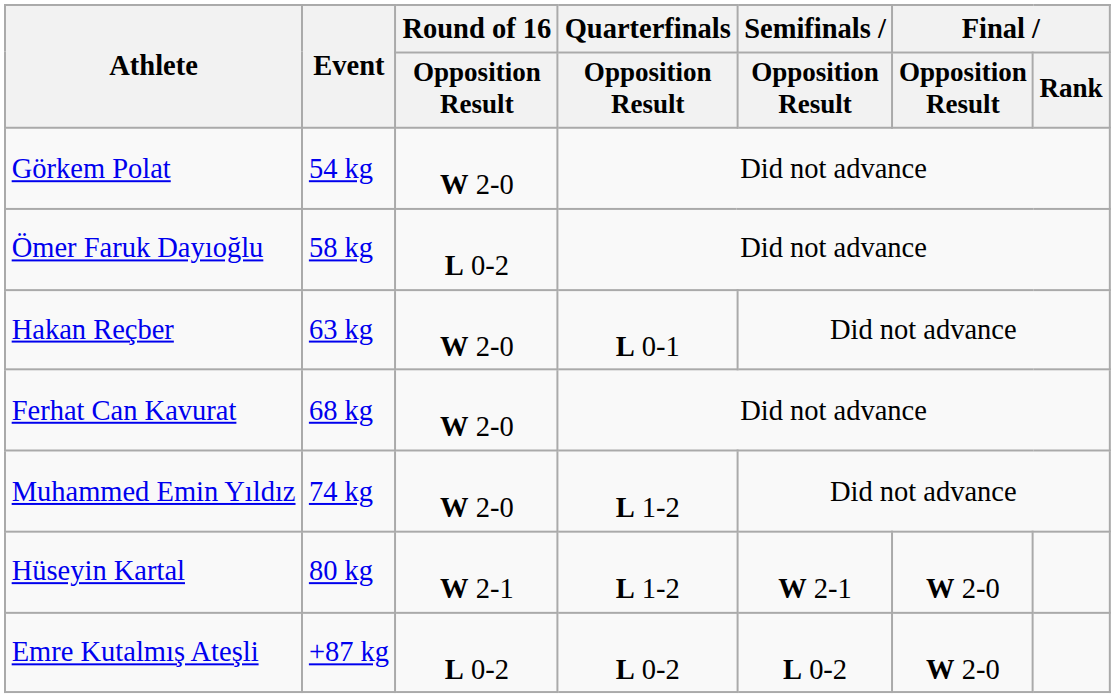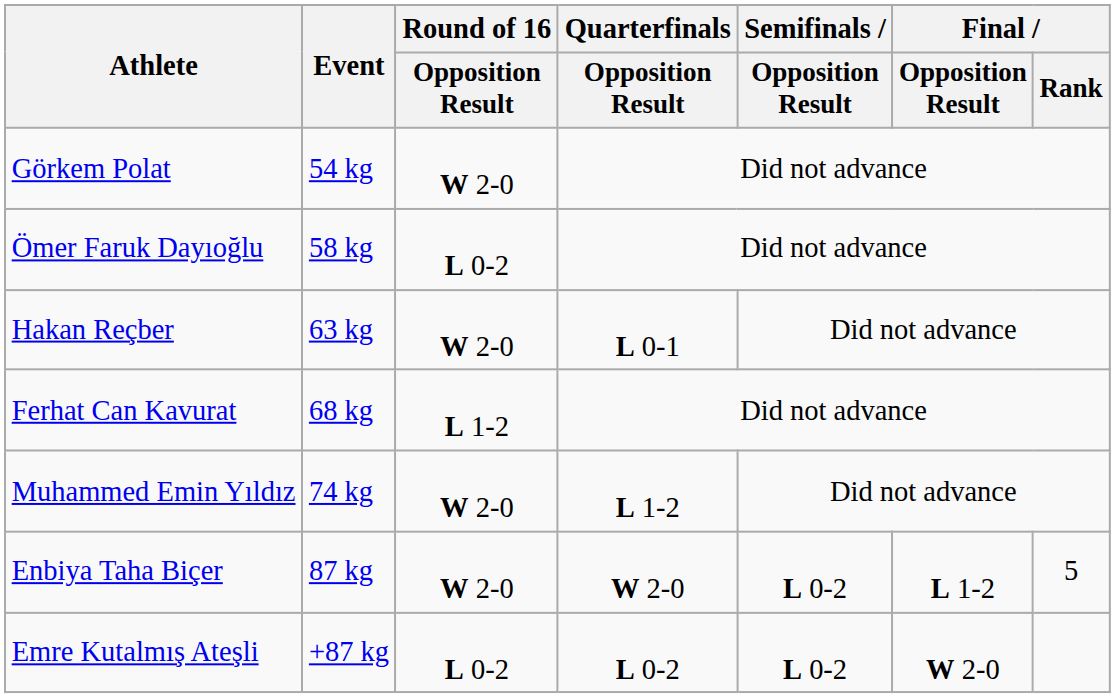(477, 427) W 2-0 -> (477, 427) L 1-2
- row: (98, 571)
+ row: (117, 571)
